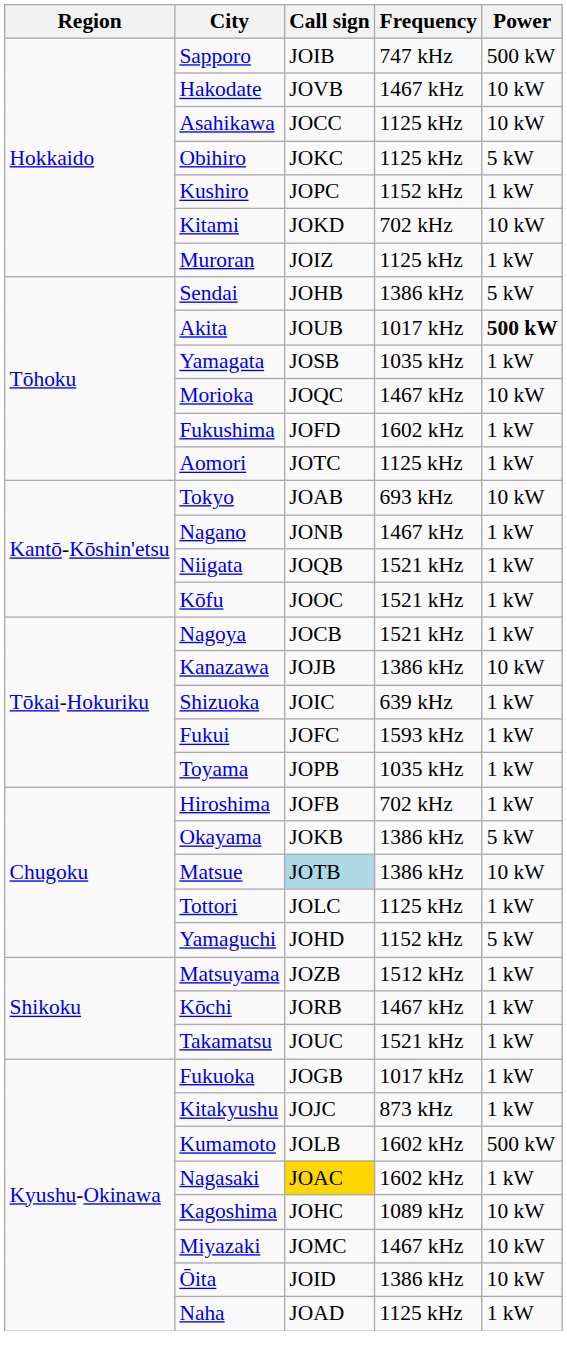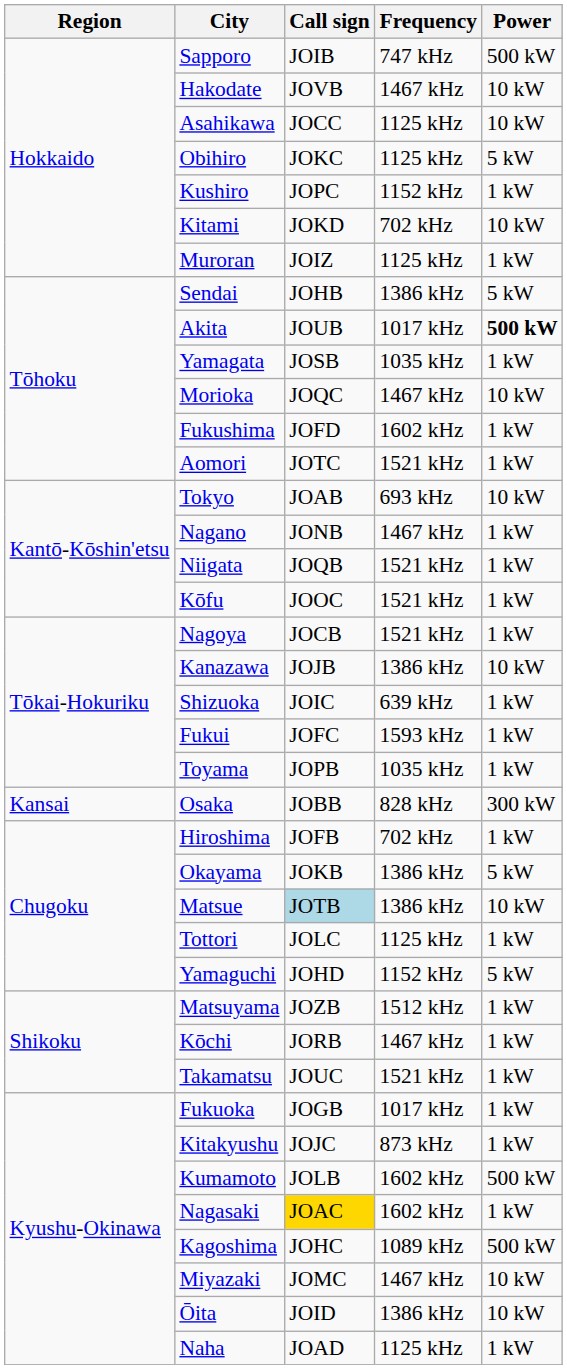(421, 463) 1125 kHz -> (422, 463) 1521 kHz
+ row: (206, 803)
(516, 1211) 10 kW -> (521, 1245) 500 kW
